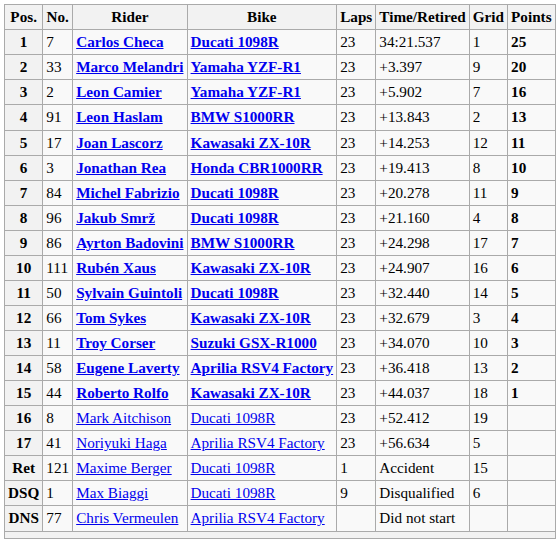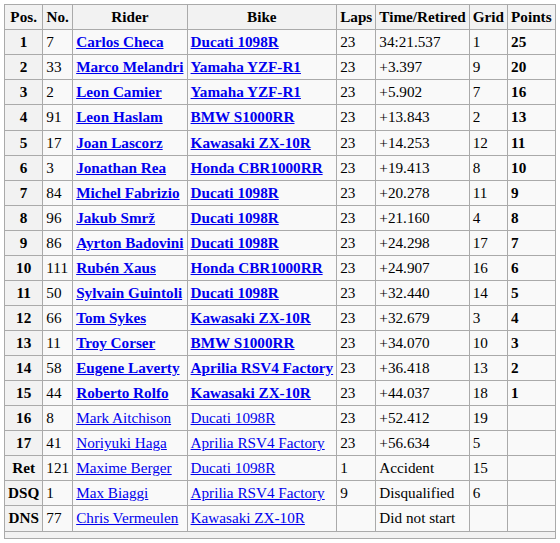(243, 242) BMW S1000RR -> (235, 242) Ducati 1098R
(251, 267) Kawasaki ZX-10R -> (257, 267) Honda CBR1000RR
(254, 343) Suzuki GSX-R1000 -> (243, 343) BMW S1000RR
(233, 493) Ducati 1098R -> (258, 493) Aprilia RSV4 Factory
(258, 518) Aprilia RSV4 Factory -> (248, 518) Kawasaki ZX-10R
